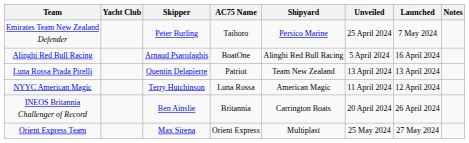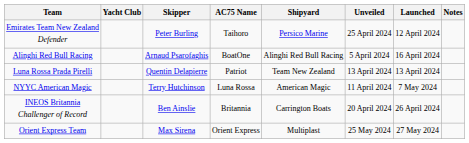(418, 34) 7 May 2024 -> (418, 34) 12 April 2024
(418, 87) 12 April 2024 -> (418, 87) 7 May 2024
